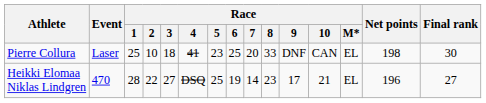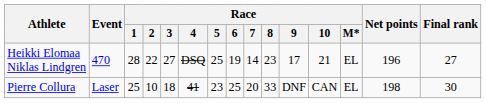rows swapped: (41, 53) <-> (47, 80)
